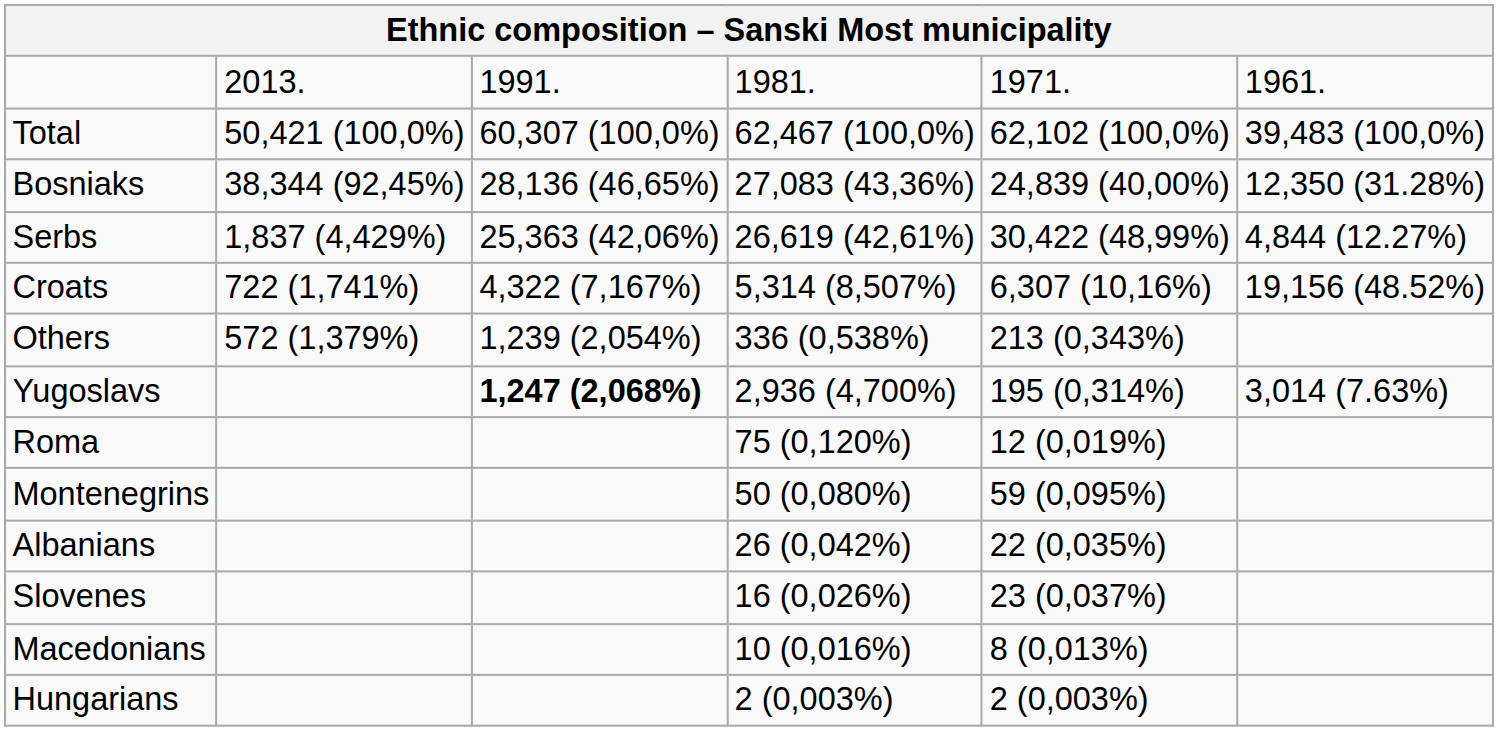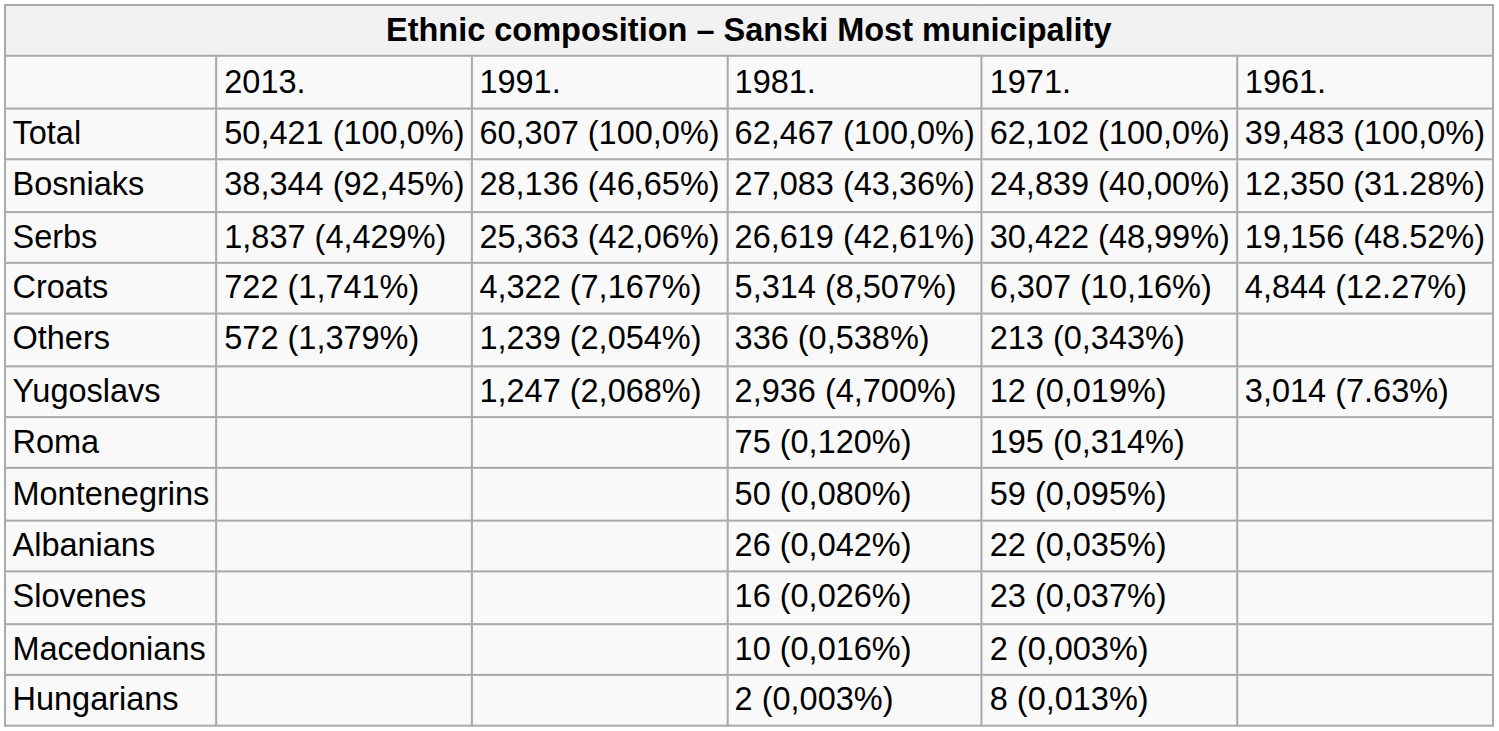(1356, 236) 4,844 (12.27%) -> (1365, 236) 19,156 (48.52%)
(1365, 287) 19,156 (48.52%) -> (1356, 287) 4,844 (12.27%)
(590, 390) bold -> (590, 390) normal
(1087, 390) 195 (0,314%) -> (1078, 390) 12 (0,019%)
(1078, 442) 12 (0,019%) -> (1087, 442) 195 (0,314%)
(1069, 648) 8 (0,013%) -> (1069, 648) 2 (0,003%)
(1069, 699) 2 (0,003%) -> (1069, 699) 8 (0,013%)
